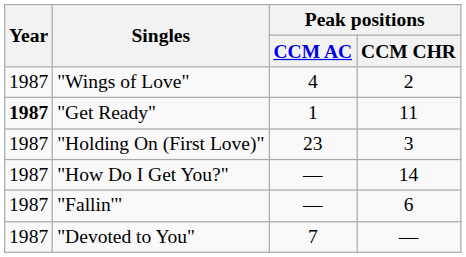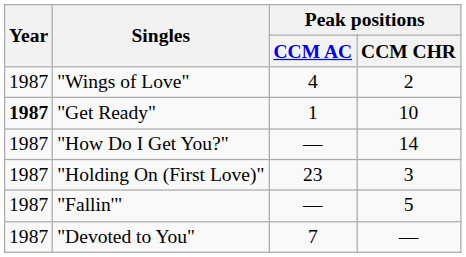(409, 112) 11 -> (409, 112) 10
rows swapped: (143, 174) <-> (161, 143)
(409, 205) 6 -> (409, 205) 5
